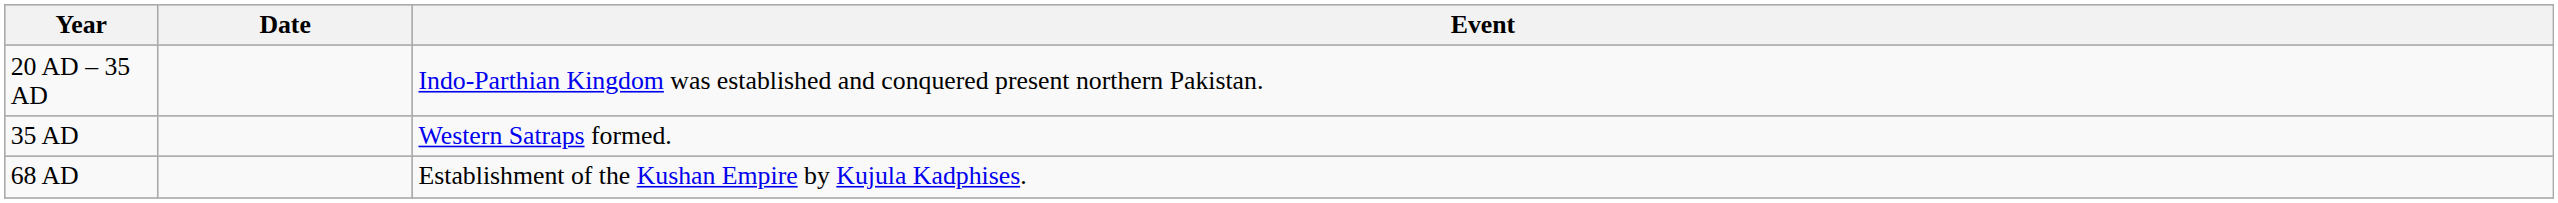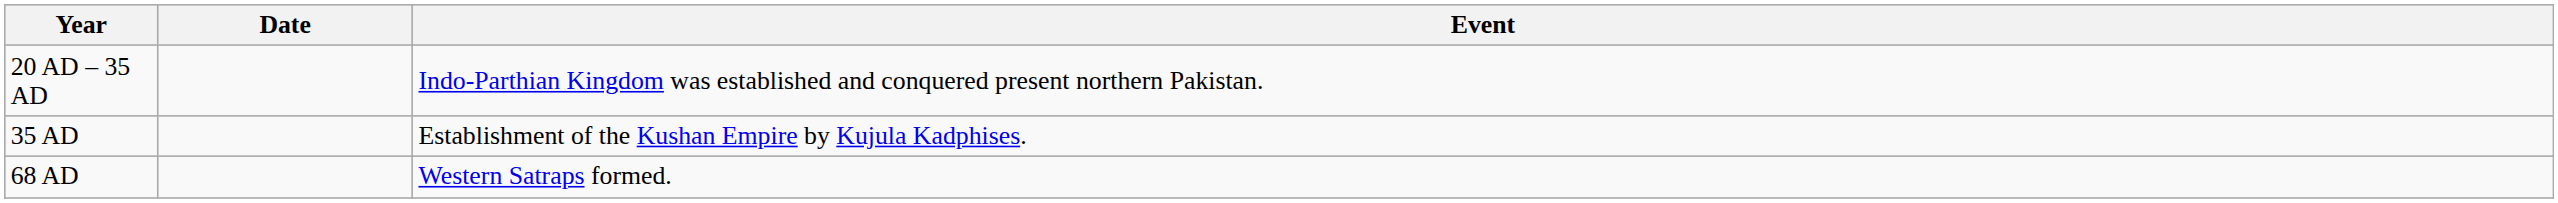(545, 135) Western Satraps formed. -> (723, 135) Establishment of the Kushan Empire by Kujula Kadphises.
(723, 176) Establishment of the Kushan Empire by Kujula Kadphises. -> (545, 176) Western Satraps formed.
